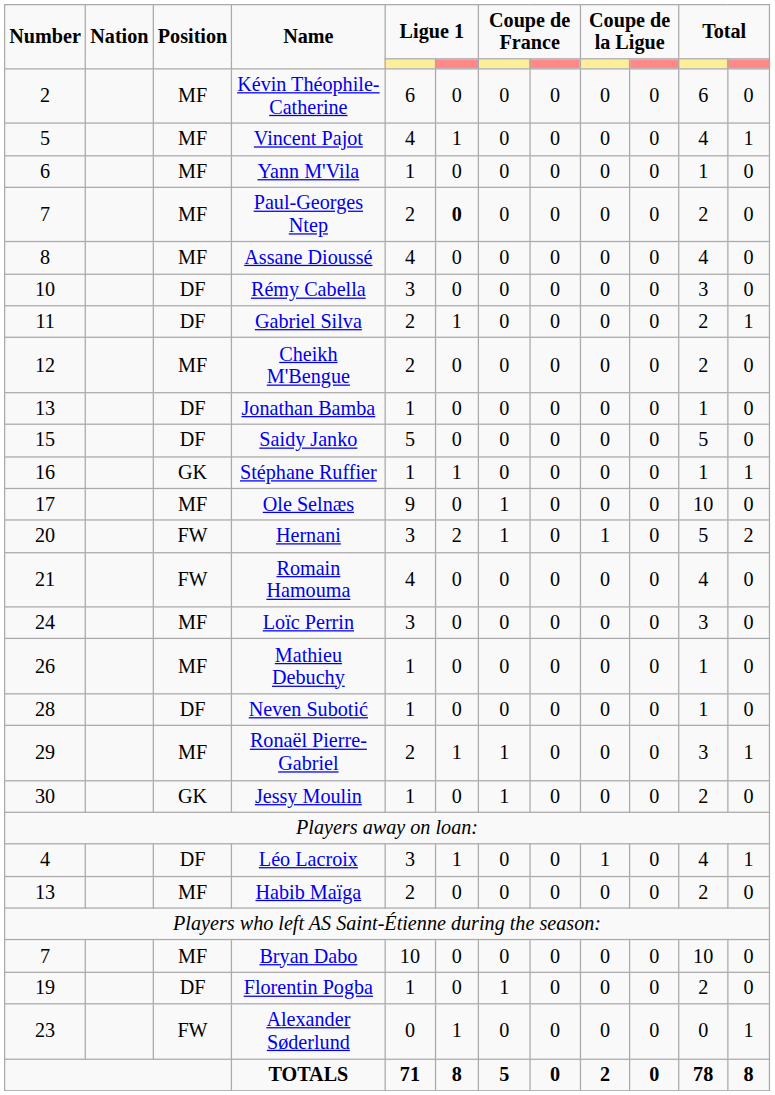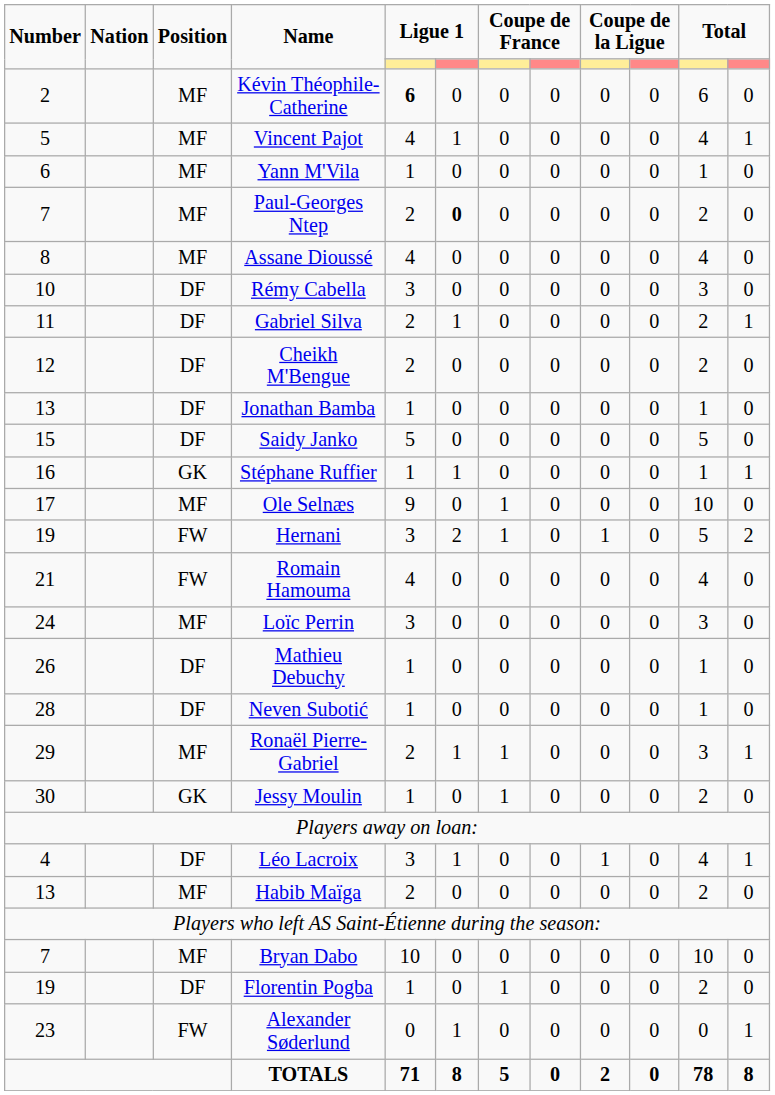(410, 95) normal -> (410, 95) bold
(193, 364) MF -> (193, 364) DF
(45, 536) 20 -> (45, 536) 19
(193, 666) MF -> (193, 666) DF
